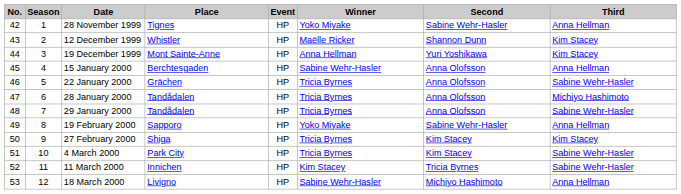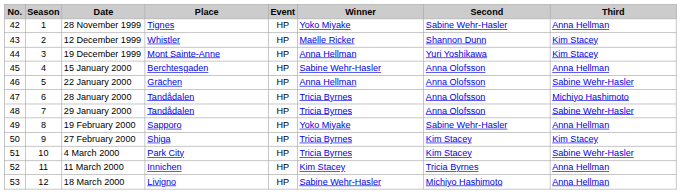(326, 82) Tricia Byrnes -> (328, 82) Anna Hellman
(593, 167) Sabine Wehr-Hasler -> (581, 167) Anna Hellman
